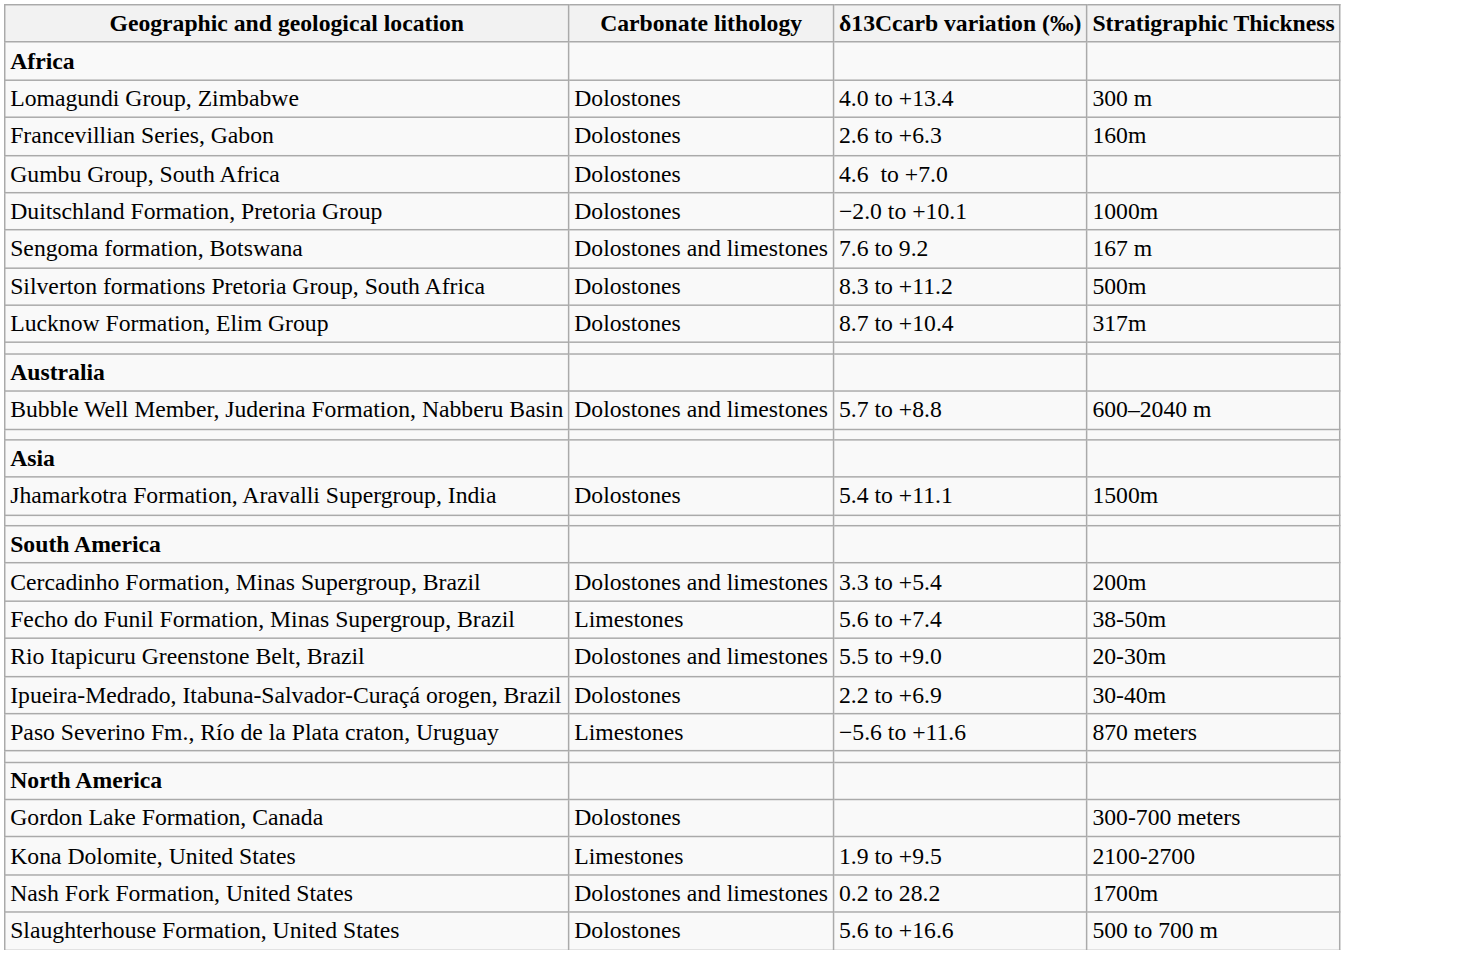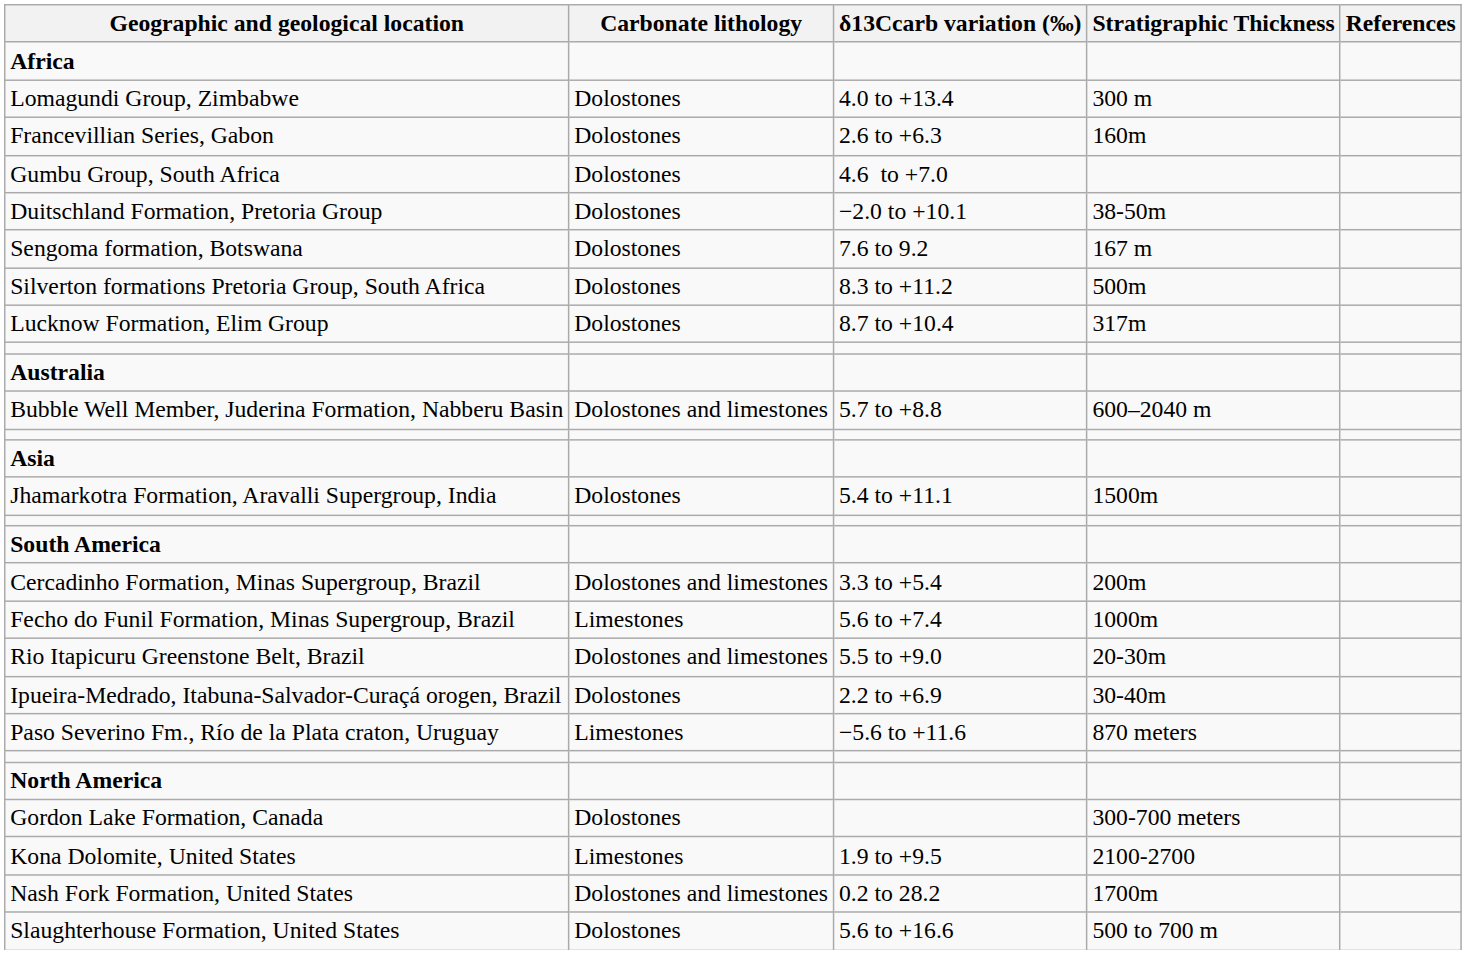+ column: (1401, 23)
(1125, 211) 1000m -> (1129, 211) 38-50m
(701, 248) Dolostones and limestones -> (627, 248) Dolostones
(1129, 619) 38-50m -> (1125, 619) 1000m
